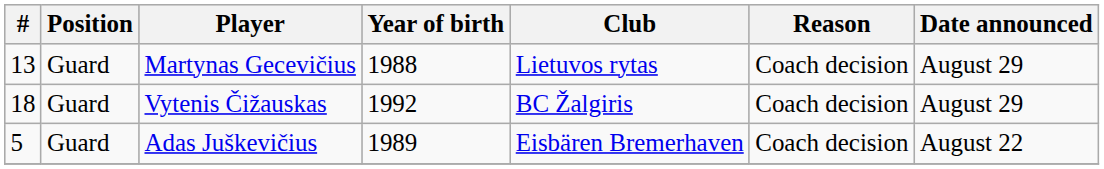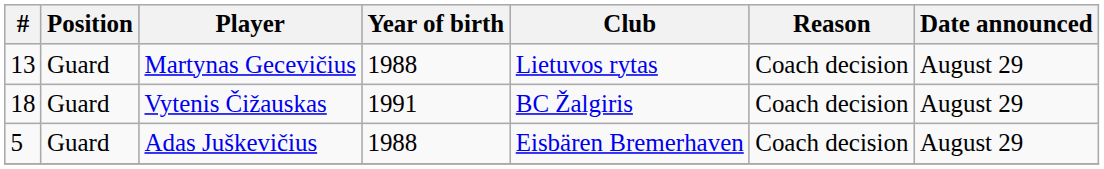(392, 103) 1992 -> (392, 103) 1991
(392, 143) 1989 -> (392, 143) 1988
(972, 143) August 22 -> (972, 143) August 29
